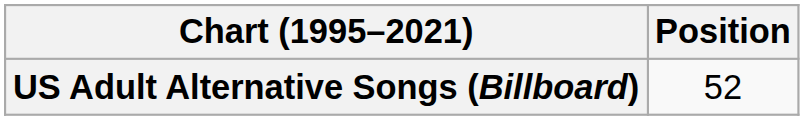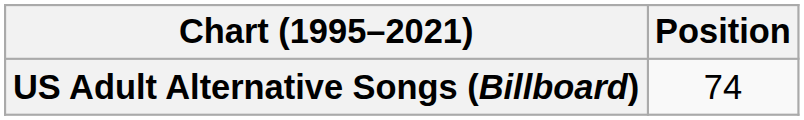(723, 86) 52 -> (723, 86) 74
